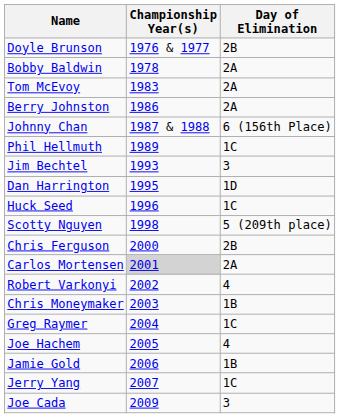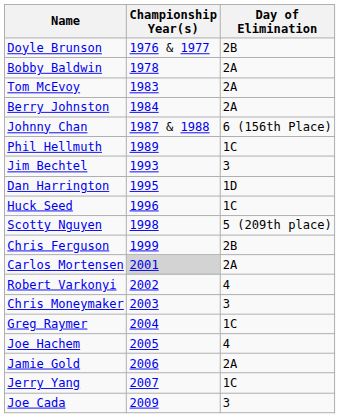(144, 107) 1986 -> (144, 107) 1984
(144, 245) 2000 -> (144, 245) 1999
(230, 304) 1B -> (226, 304) 3
(230, 363) 1B -> (230, 363) 2A
